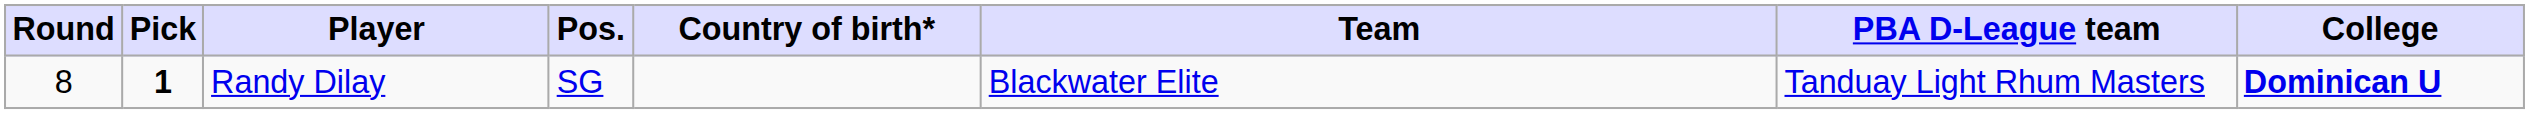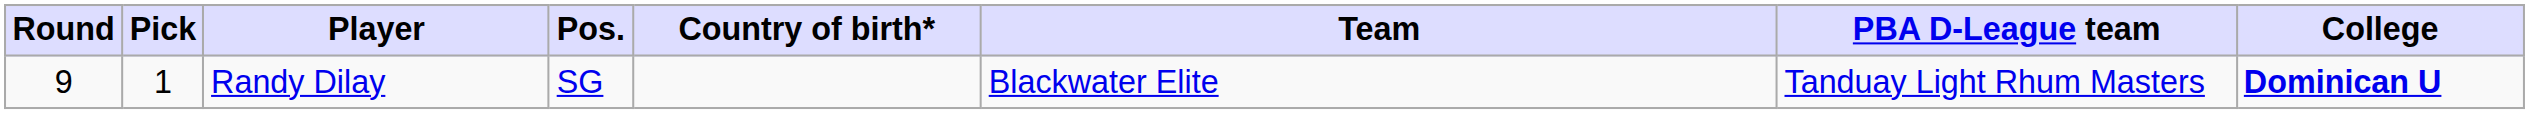(64, 81) 8 -> (64, 81) 9
(163, 81) bold -> (163, 81) normal
